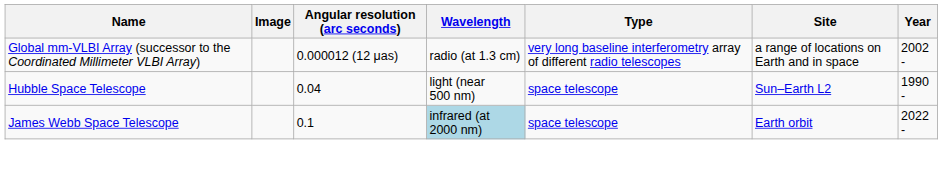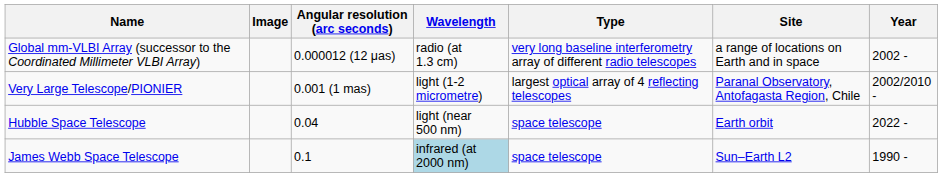+ row: (95, 89)
(793, 89) Sun–Earth L2 -> (744, 122) Earth orbit
(915, 89) 1990 - -> (890, 122) 2022 -
(784, 122) Earth orbit -> (754, 156) Sun–Earth L2
(915, 122) 2022 - -> (890, 156) 1990 -
